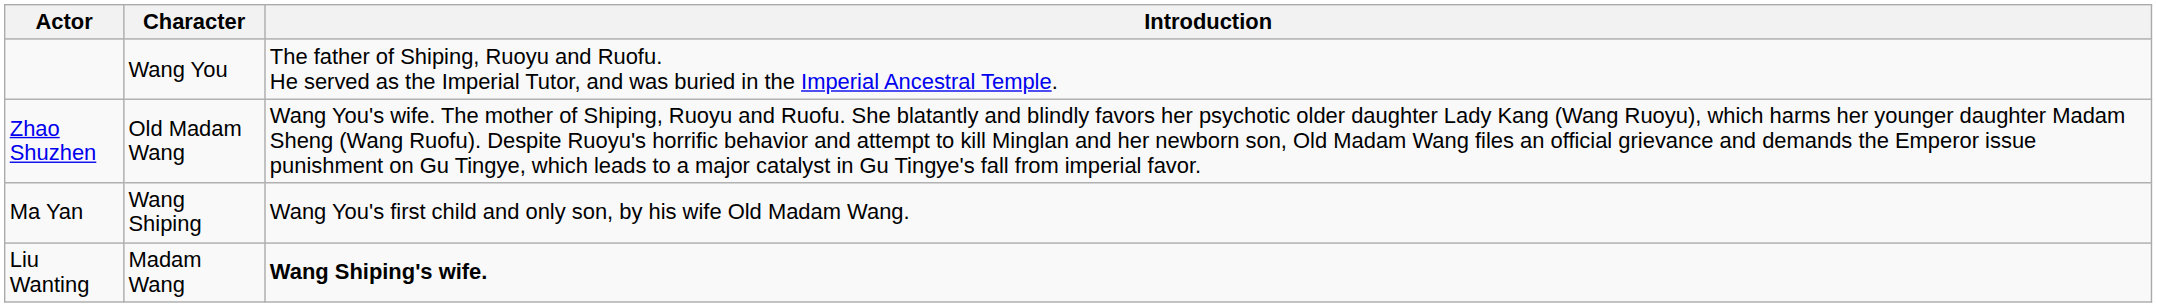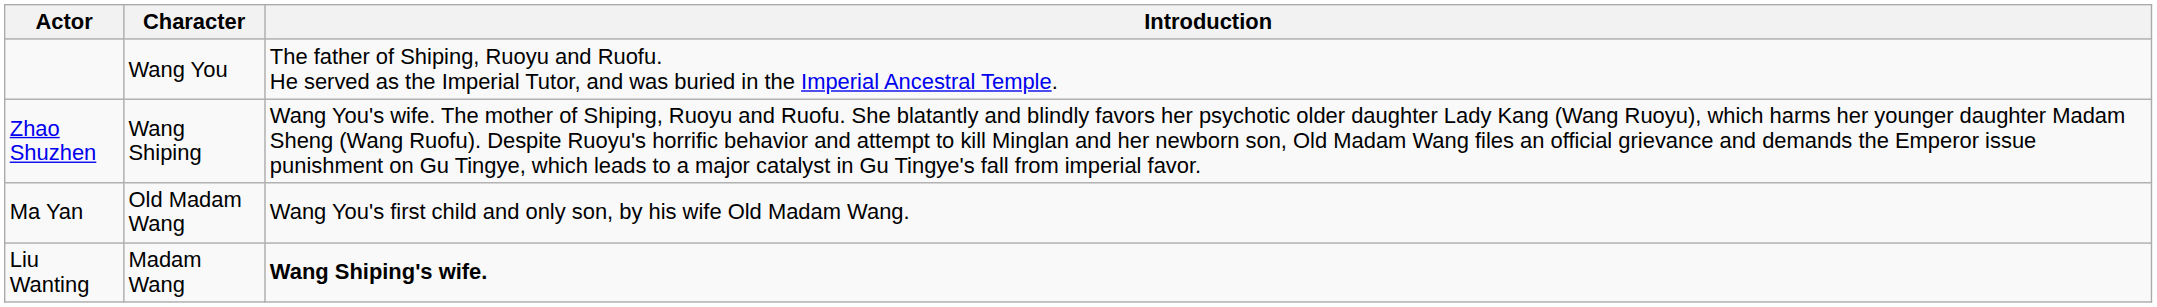(185, 140) Old Madam Wang -> (165, 140) Wang Shiping
(165, 212) Wang Shiping -> (185, 212) Old Madam Wang
